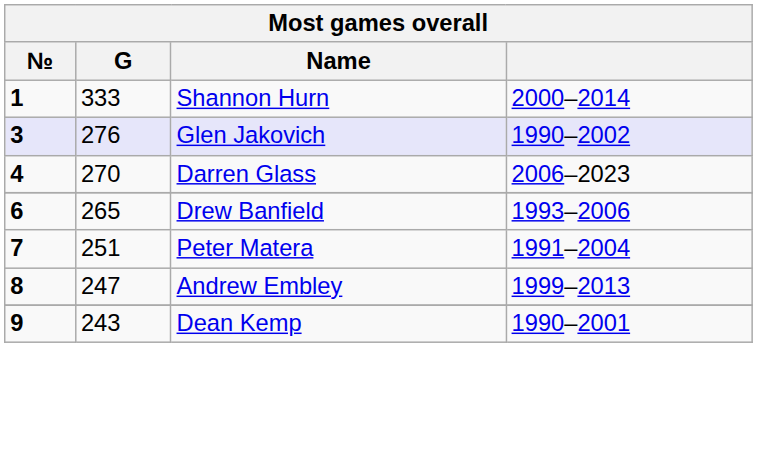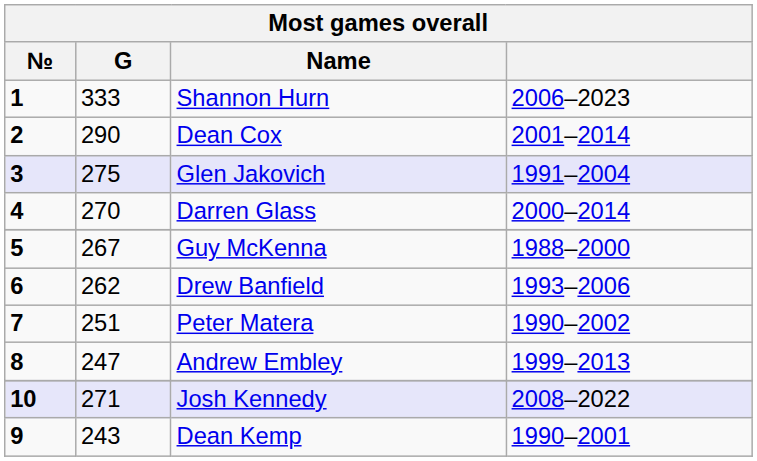(571, 98) 2000–2014 -> (571, 98) 2006–2023
+ row: (229, 135)
(101, 135) 276 -> (101, 173) 275
(571, 135) 1990–2002 -> (571, 173) 1991–2004
(571, 173) 2006–2023 -> (571, 211) 2000–2014
+ row: (252, 248)
(101, 211) 265 -> (101, 286) 262
(571, 248) 1991–2004 -> (571, 323) 1990–2002
+ row: (252, 398)
